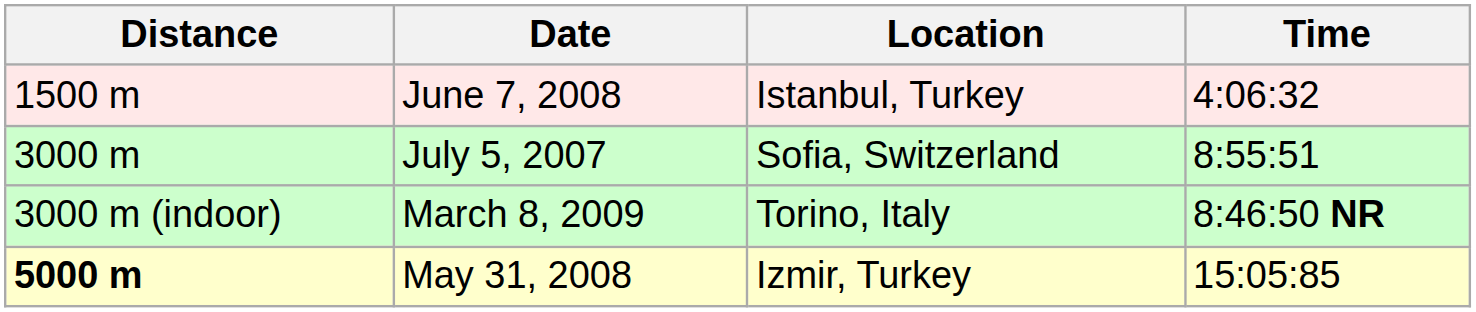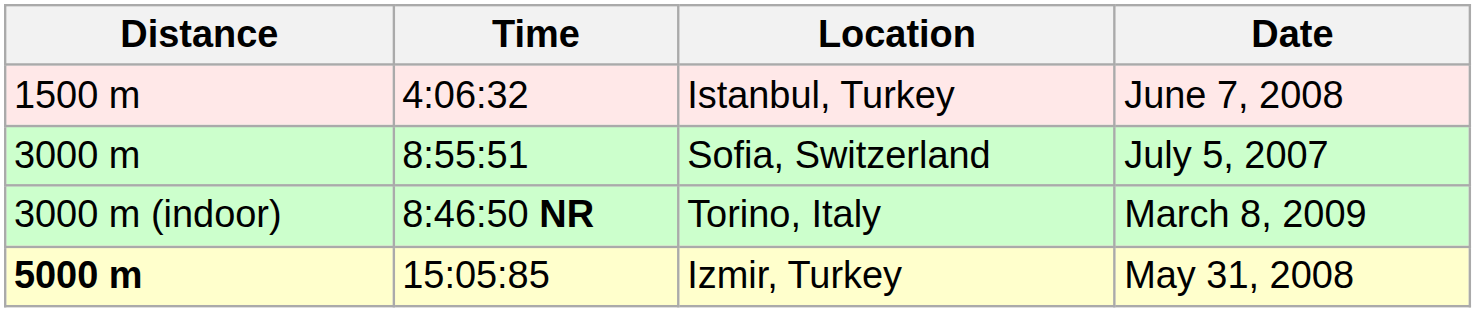columns swapped: (1327, 34) <-> (570, 34)
